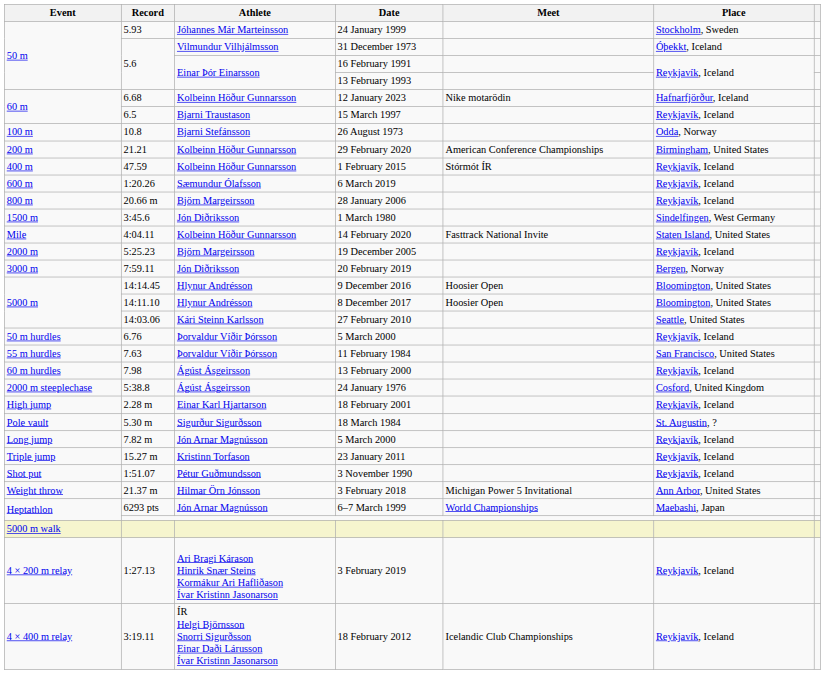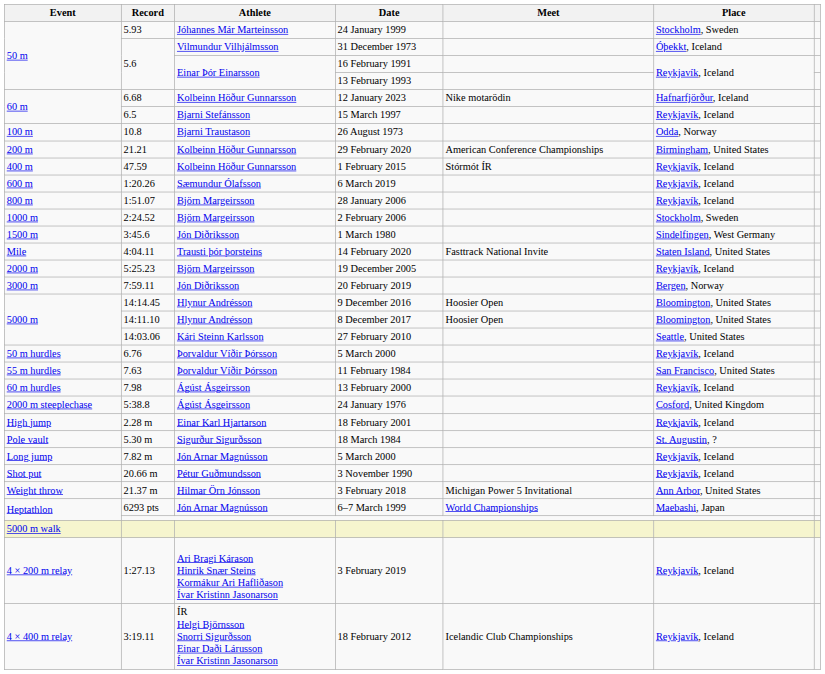(214, 115) Bjarni Traustason -> (214, 115) Bjarni Stefánsson
(214, 132) Bjarni Stefánsson -> (214, 132) Bjarni Traustason
(141, 200) 20.66 m -> (139, 200) 1:51.07
+ row: (22, 217)
(237, 234) Kolbeinn Höður Gunnarsson -> (220, 251) Trausti þór þorsteins
- row: (31, 456)
(139, 473) 1:51.07 -> (141, 473) 20.66 m
